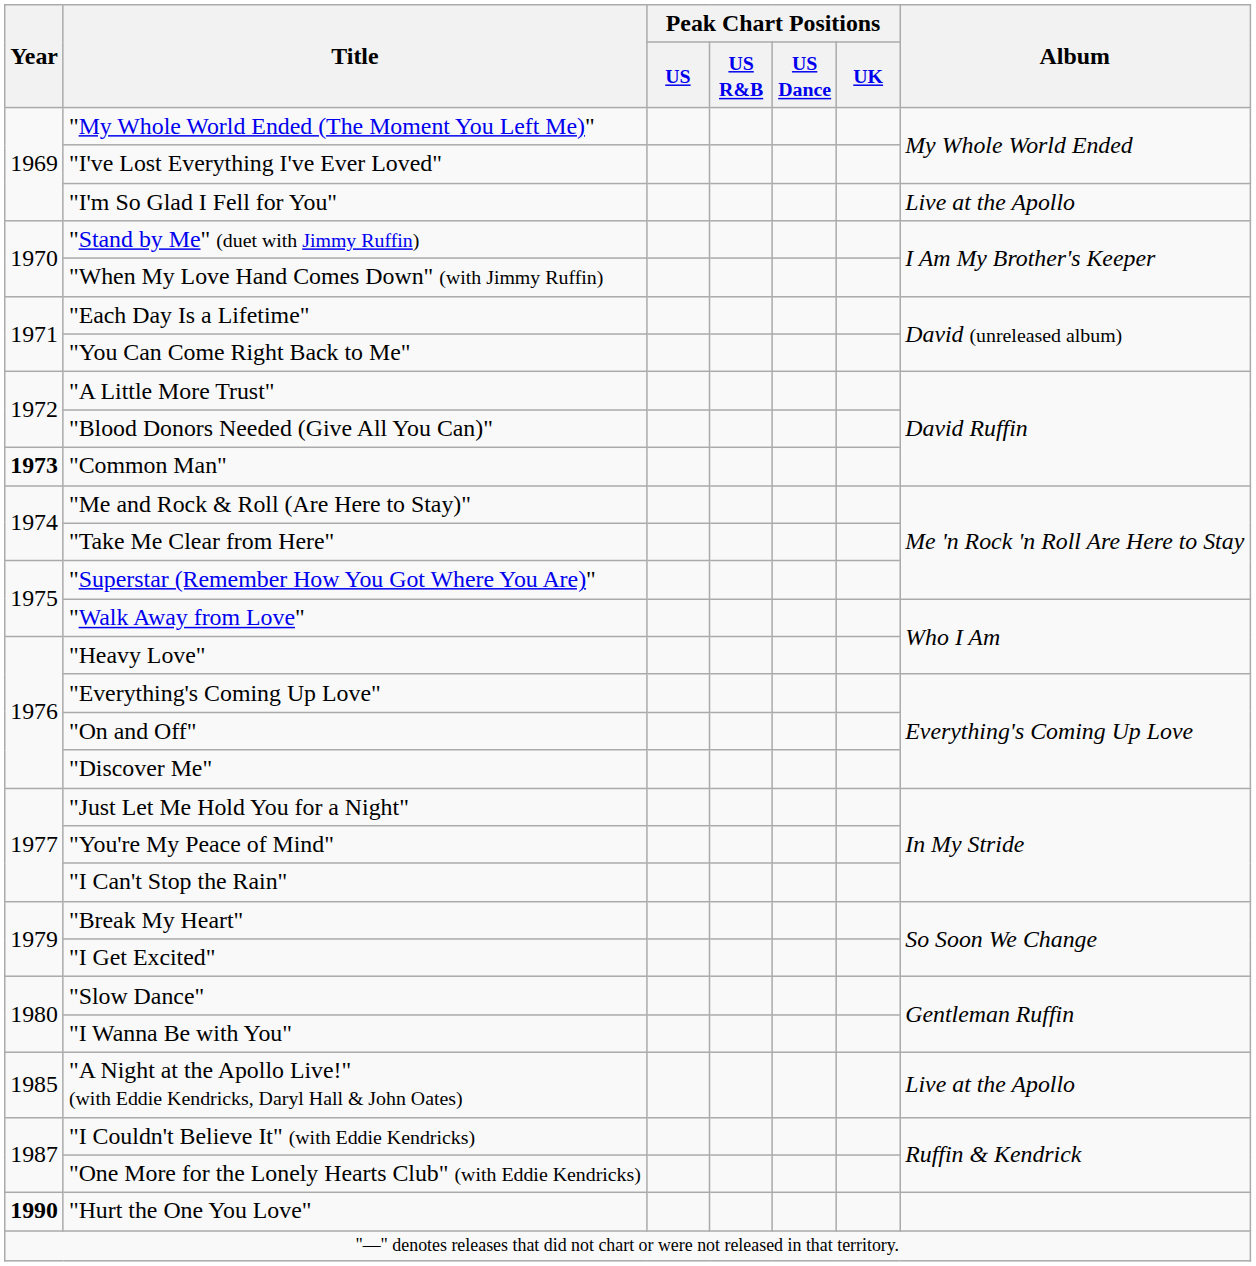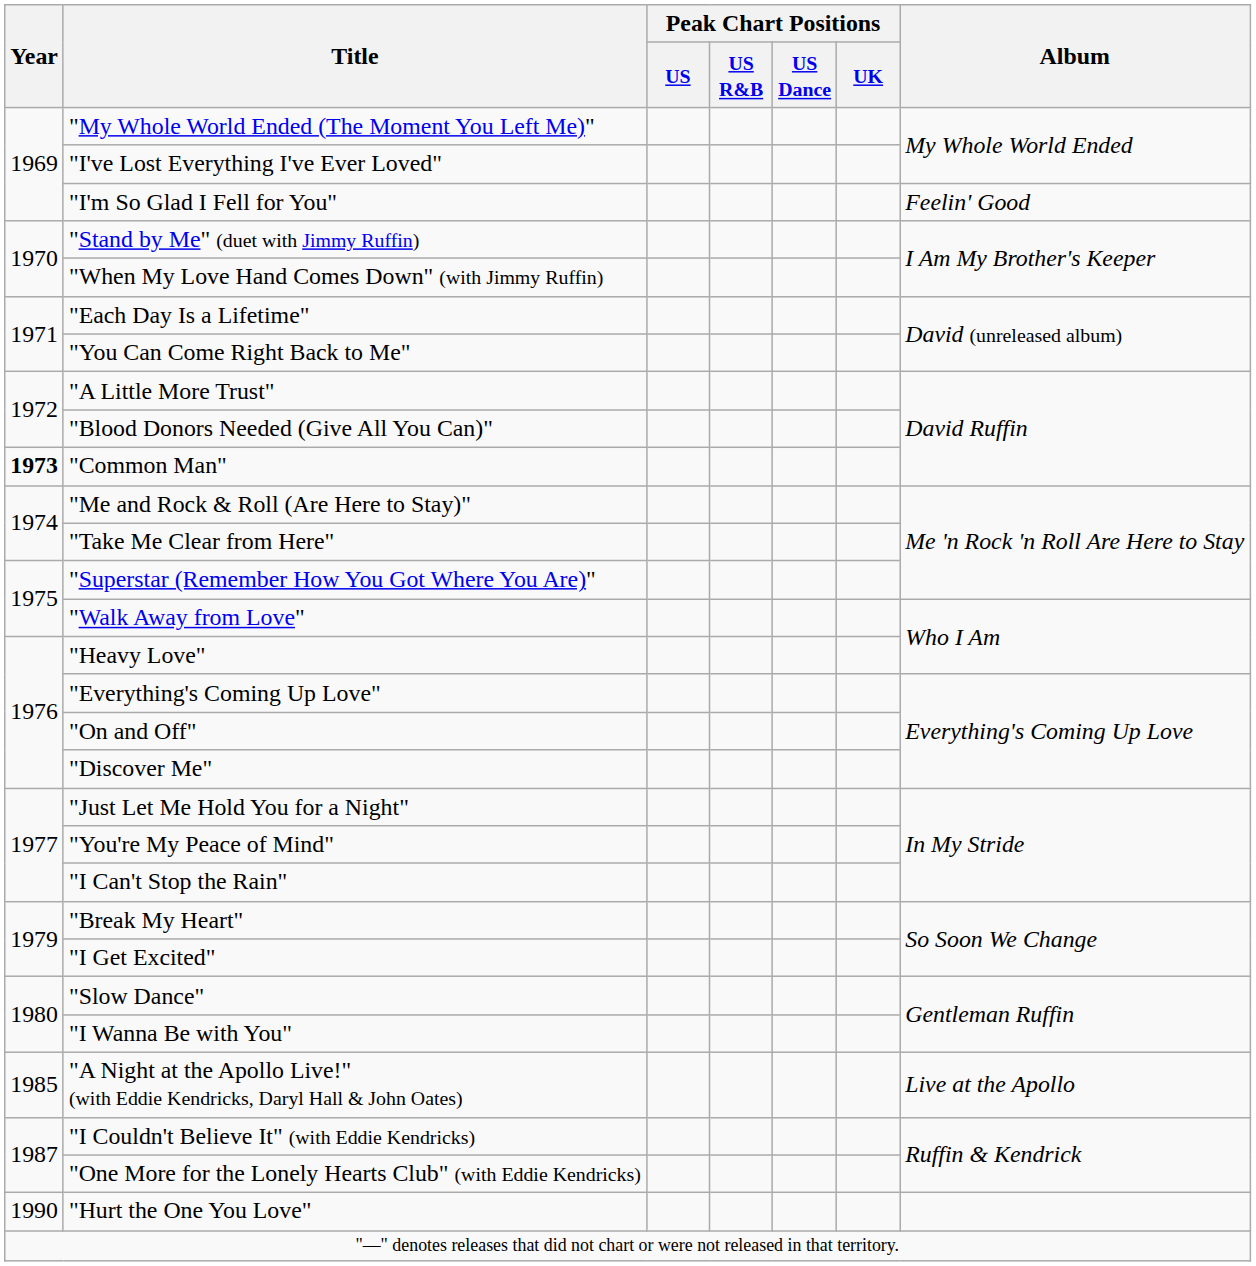(990, 201) Live at the Apollo -> (968, 201) Feelin' Good
(34, 1211) bold -> (34, 1211) normal
